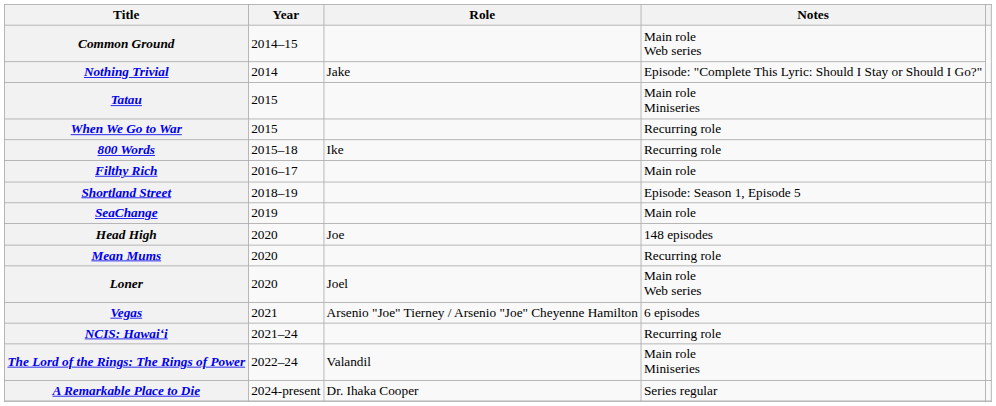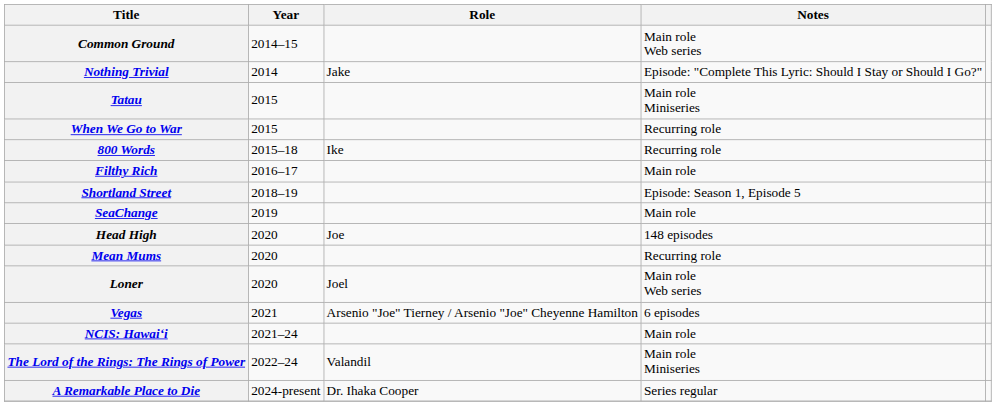(683, 333) Recurring role -> (670, 333) Main role
